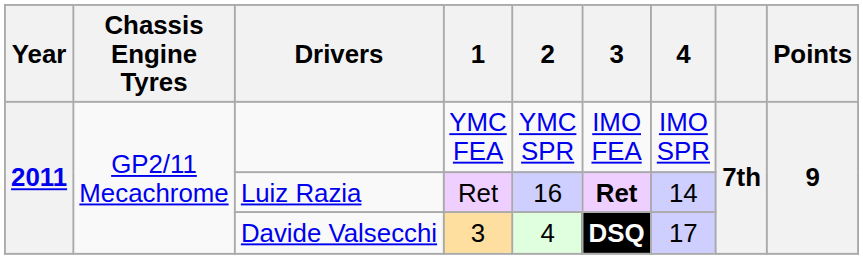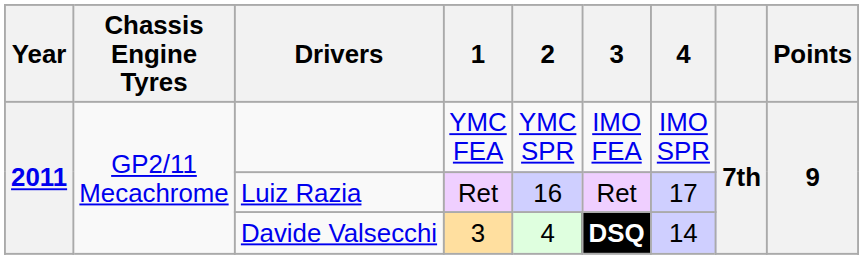(617, 192) bold -> (617, 192) normal
(683, 192) 14 -> (683, 192) 17
(683, 233) 17 -> (683, 233) 14
